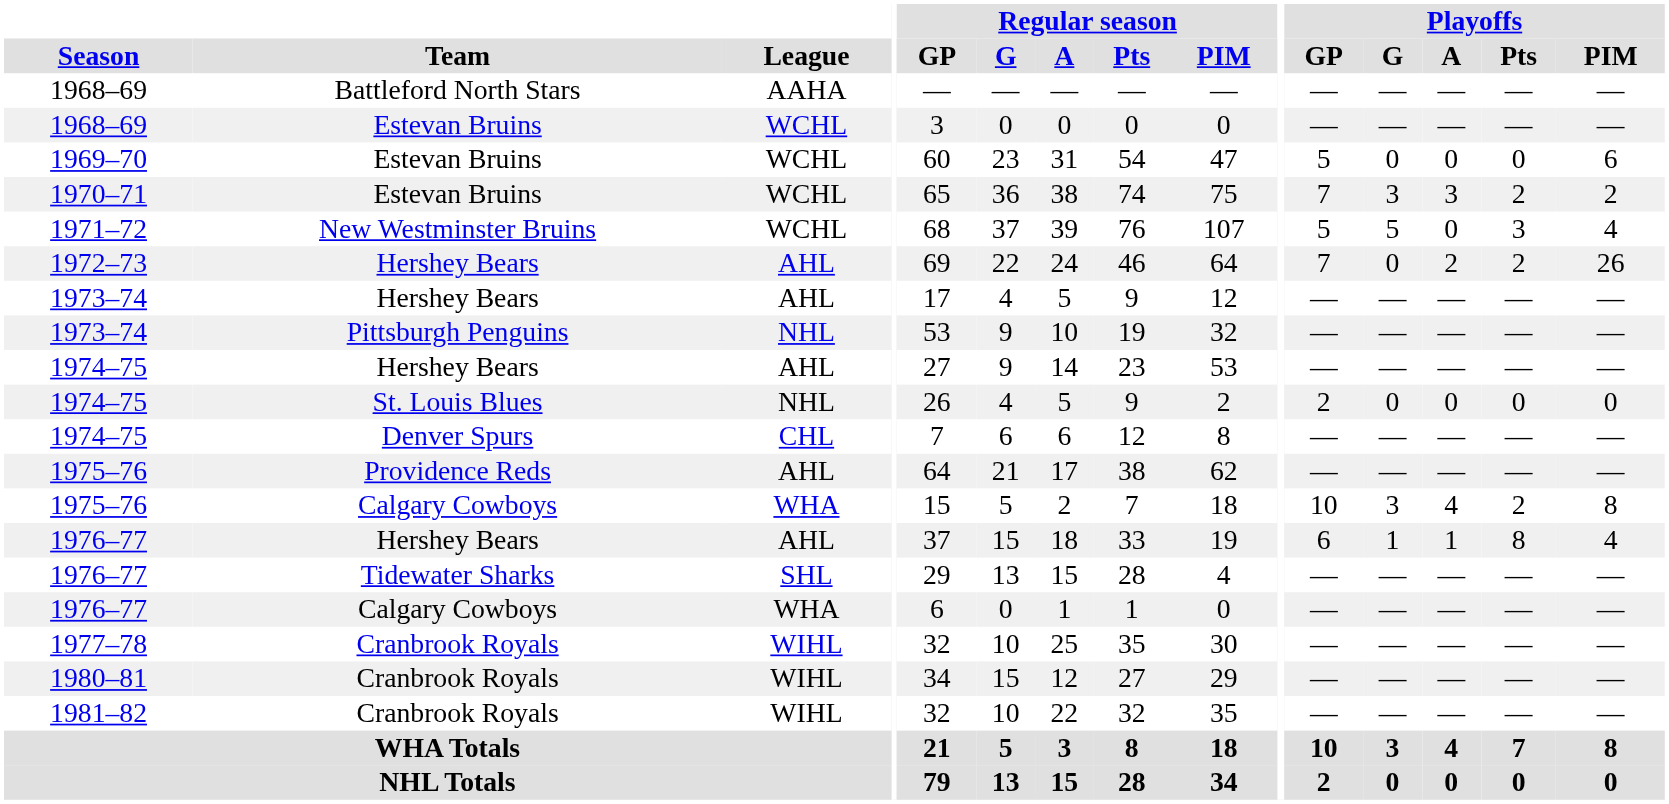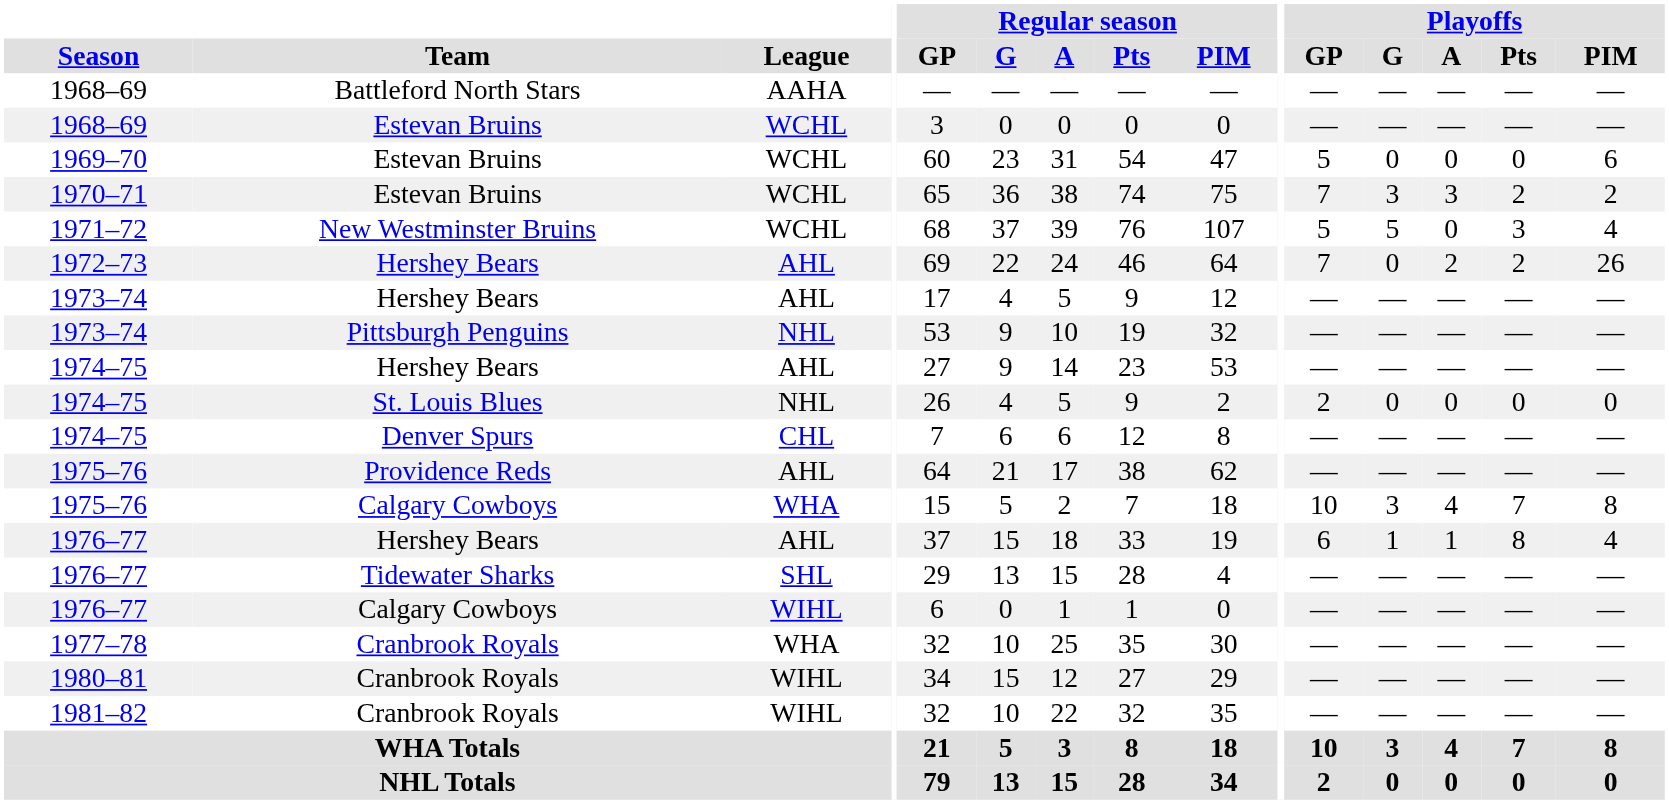(1519, 505) 2 -> (1519, 505) 7
(806, 609) WHA -> (806, 609) WIHL
(806, 643) WIHL -> (806, 643) WHA
